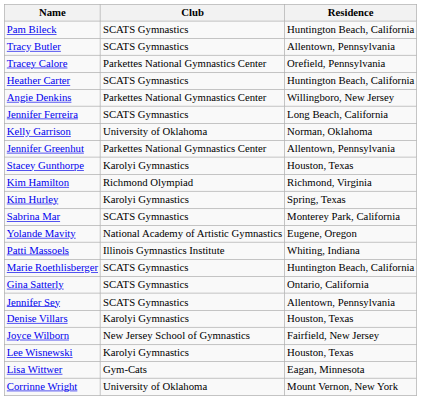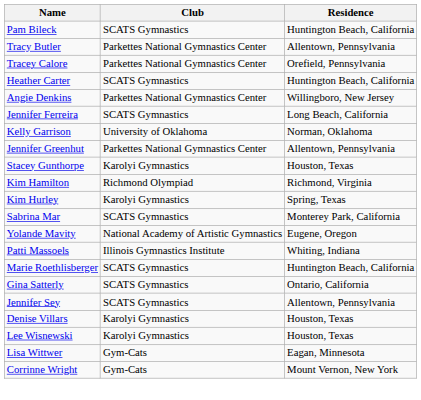(146, 47) SCATS Gymnastics -> (185, 47) Parkettes National Gymnastics Center
- row: (38, 336)
(155, 387) University of Oklahoma -> (125, 370) Gym-Cats
